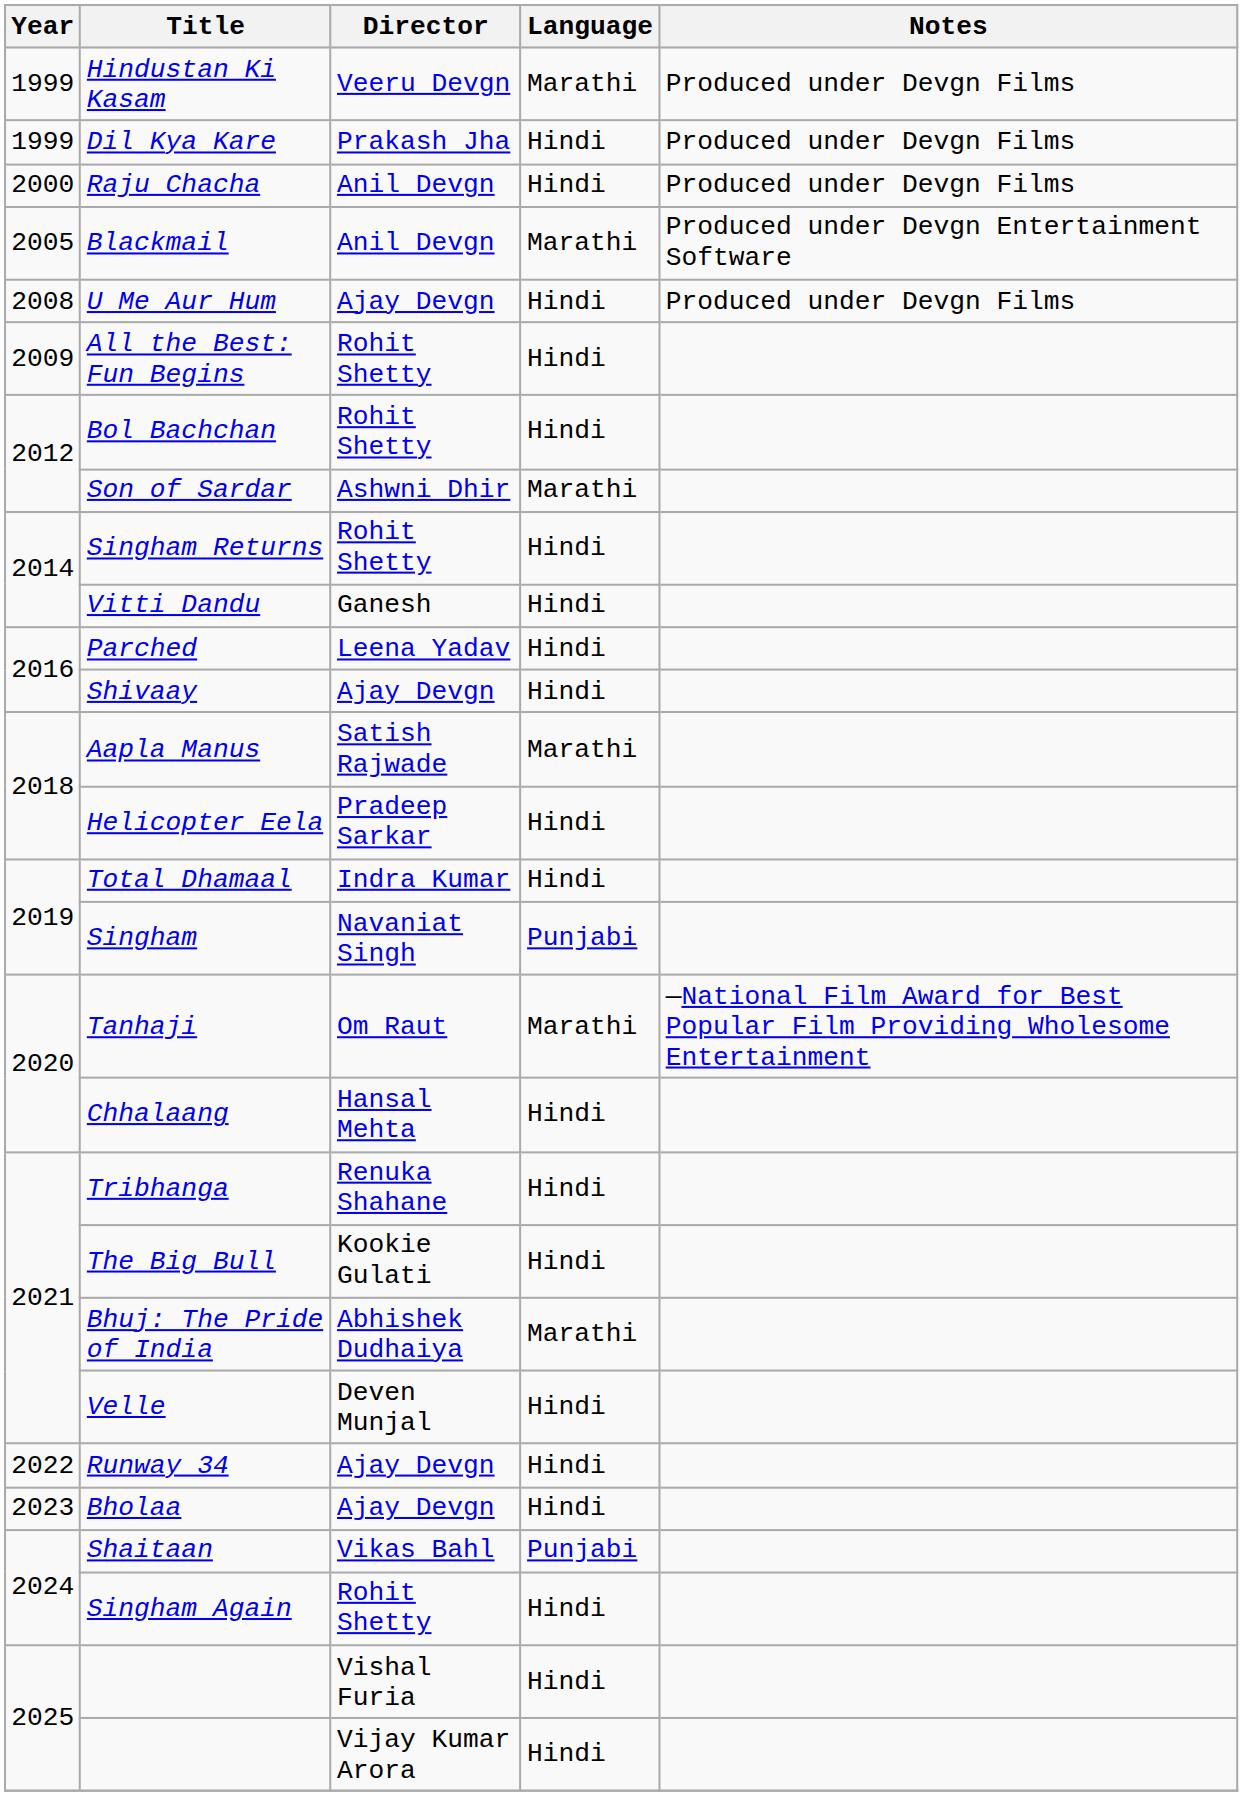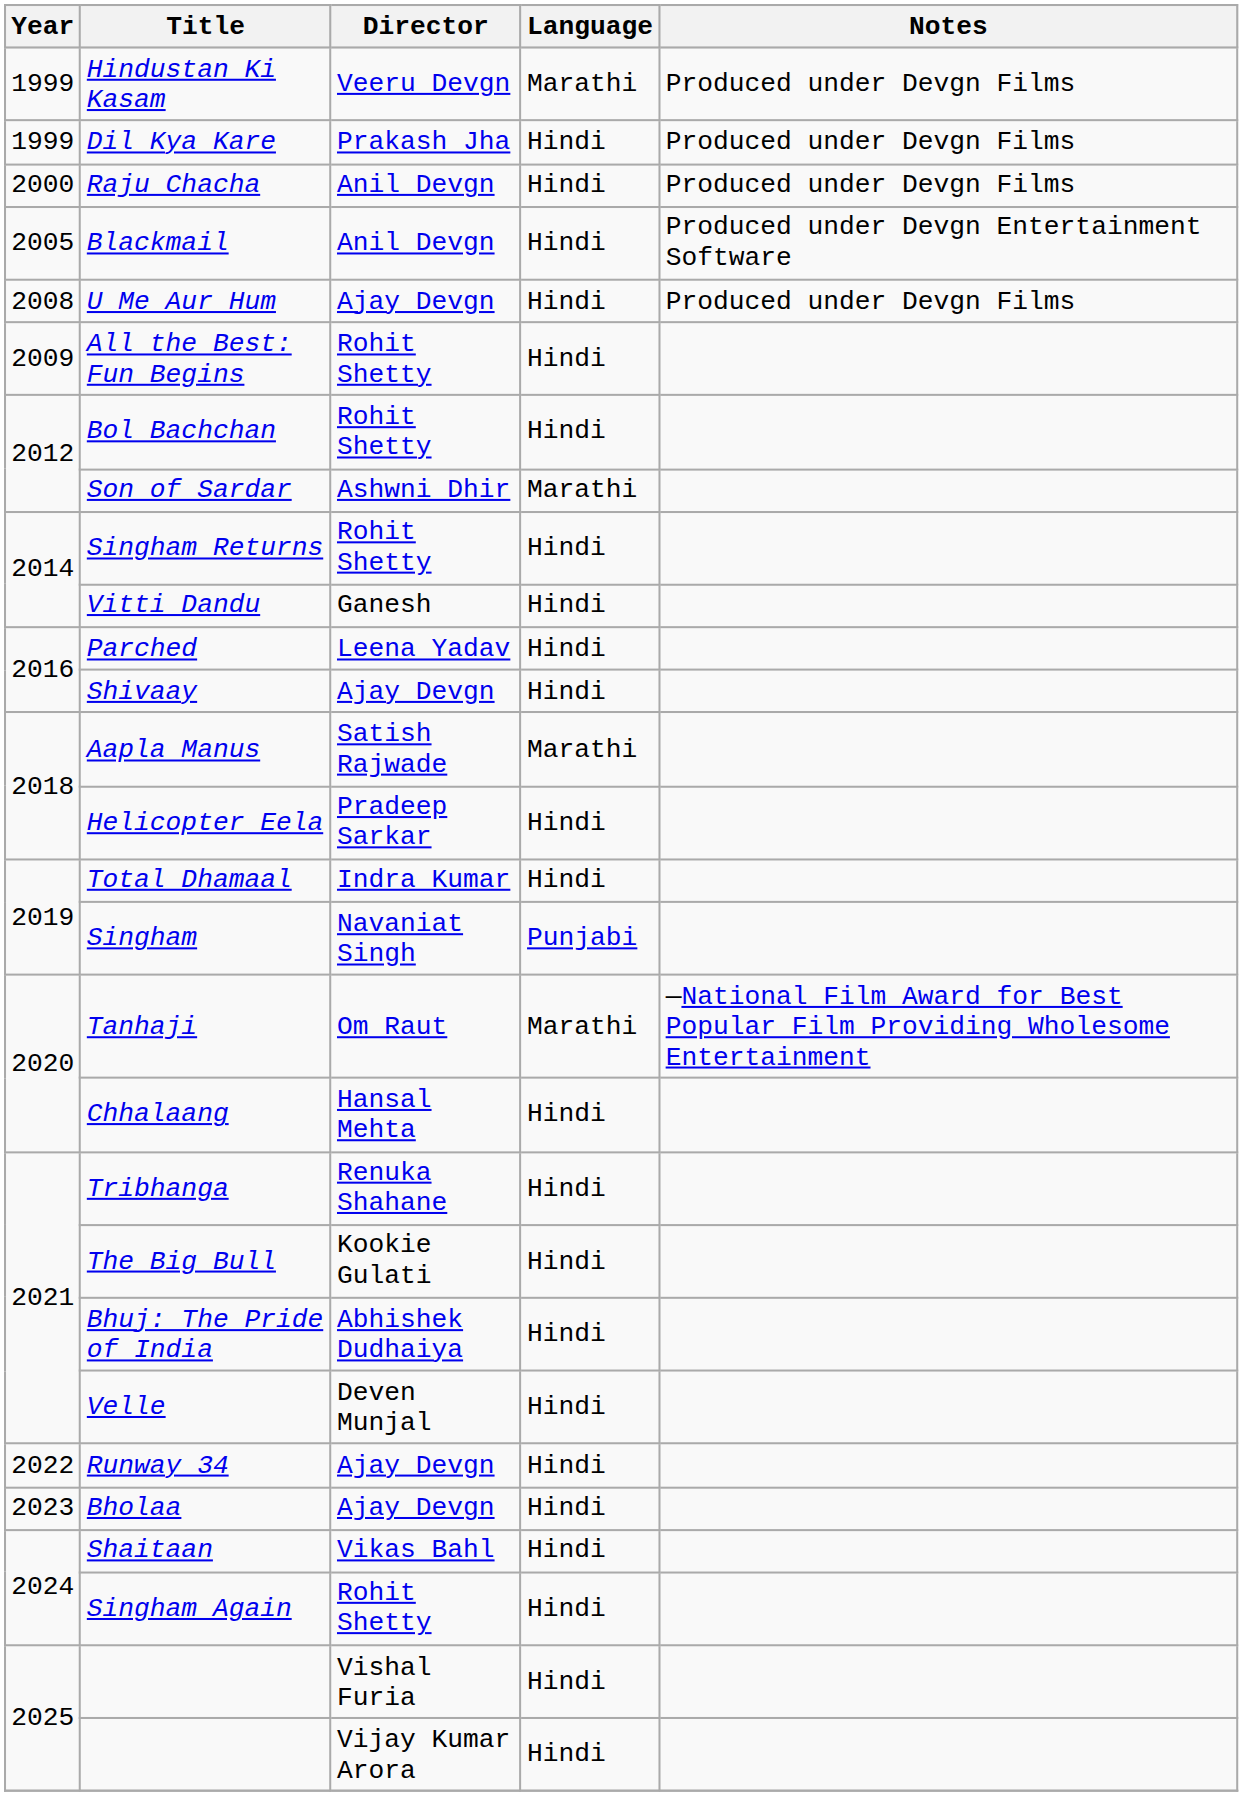(582, 243) Marathi -> (566, 243) Hindi
(582, 1334) Marathi -> (566, 1334) Hindi
(582, 1551) Punjabi -> (566, 1551) Hindi
